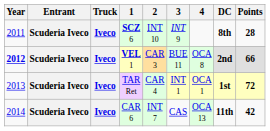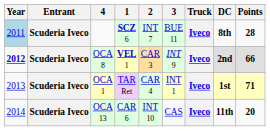columns swapped: (105, 12) <-> (202, 12)
(16, 33) no background -> (16, 33) lightblue background
(155, 33) INT 10 -> (150, 33) INT 7
(178, 33) INT 9 -> (174, 33) BUE 11
(178, 60) BUE 11 -> (174, 60) INT 9
(250, 86) 72 -> (250, 86) 71
(155, 113) INT 7 -> (150, 113) INT 10
(250, 113) 42 -> (250, 113) 20
